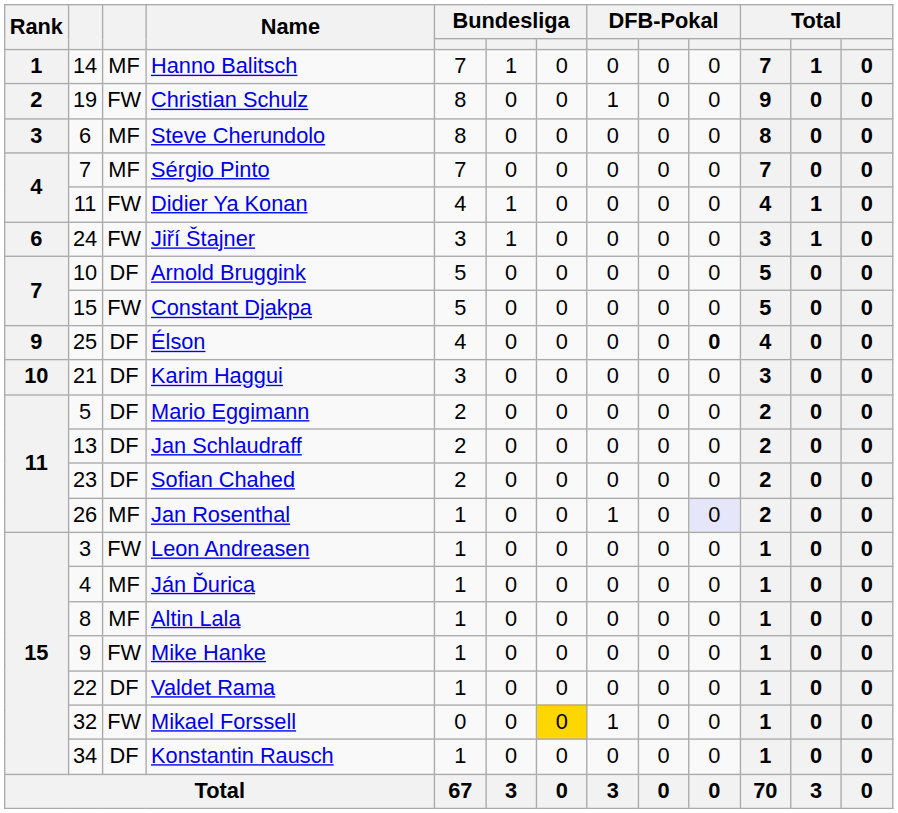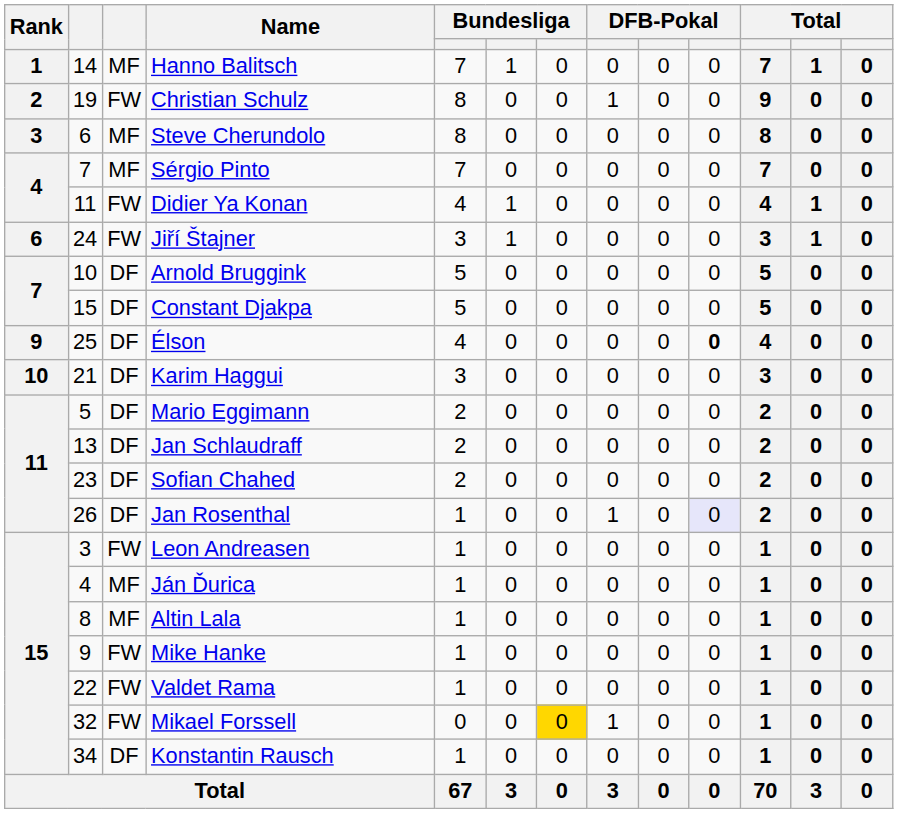(124, 307) FW -> (124, 307) DF
(124, 514) MF -> (124, 514) DF
(124, 687) DF -> (124, 687) FW
